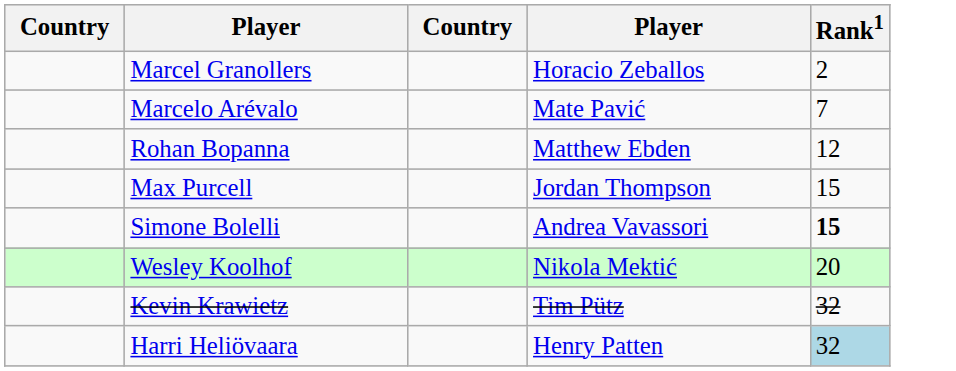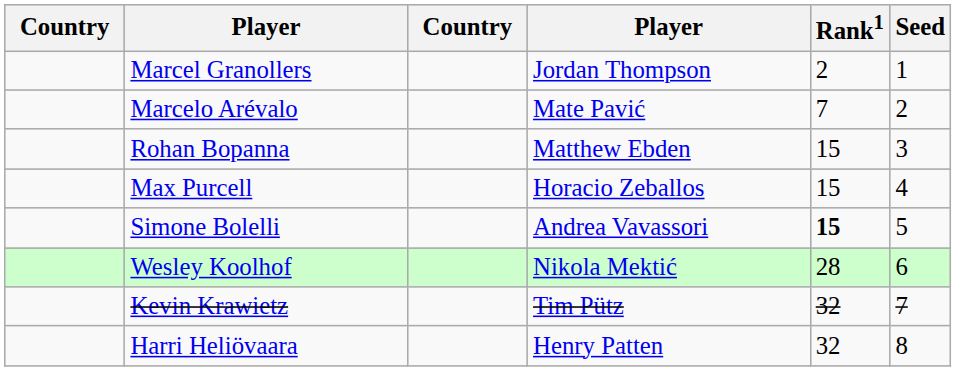+ column: (920, 27)
(619, 70) Horacio Zeballos -> (622, 70) Jordan Thompson
(828, 148) 12 -> (828, 148) 15
(622, 188) Jordan Thompson -> (619, 188) Horacio Zeballos
(828, 266) 20 -> (828, 266) 28
(828, 345) lightblue background -> (828, 345) no background
